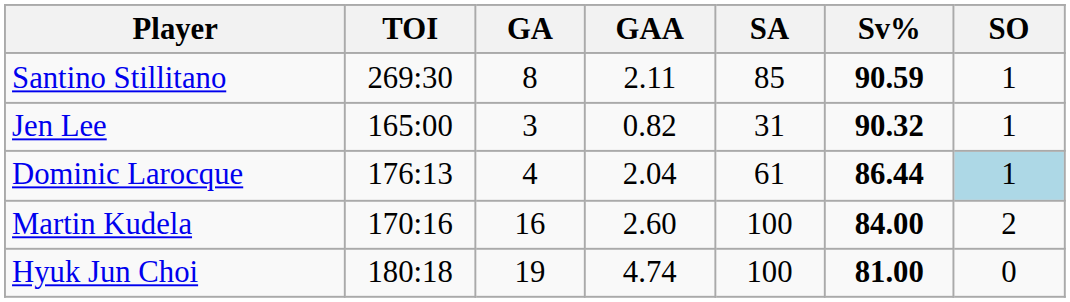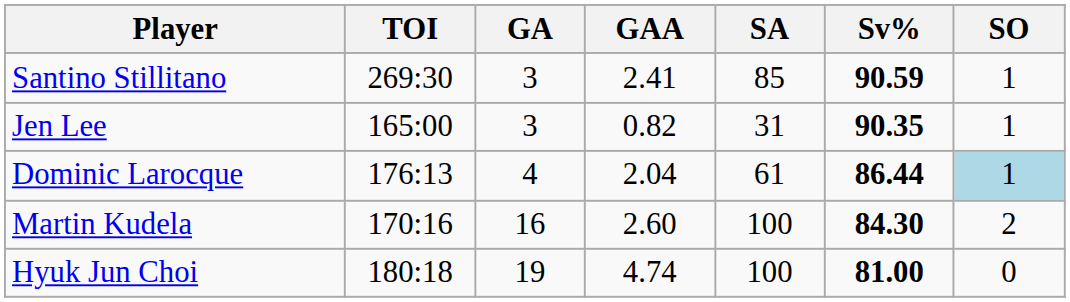(530, 77) 8 -> (530, 77) 3
(650, 77) 2.11 -> (650, 77) 2.41
(889, 126) 90.32 -> (889, 126) 90.35
(889, 223) 84.00 -> (889, 223) 84.30
